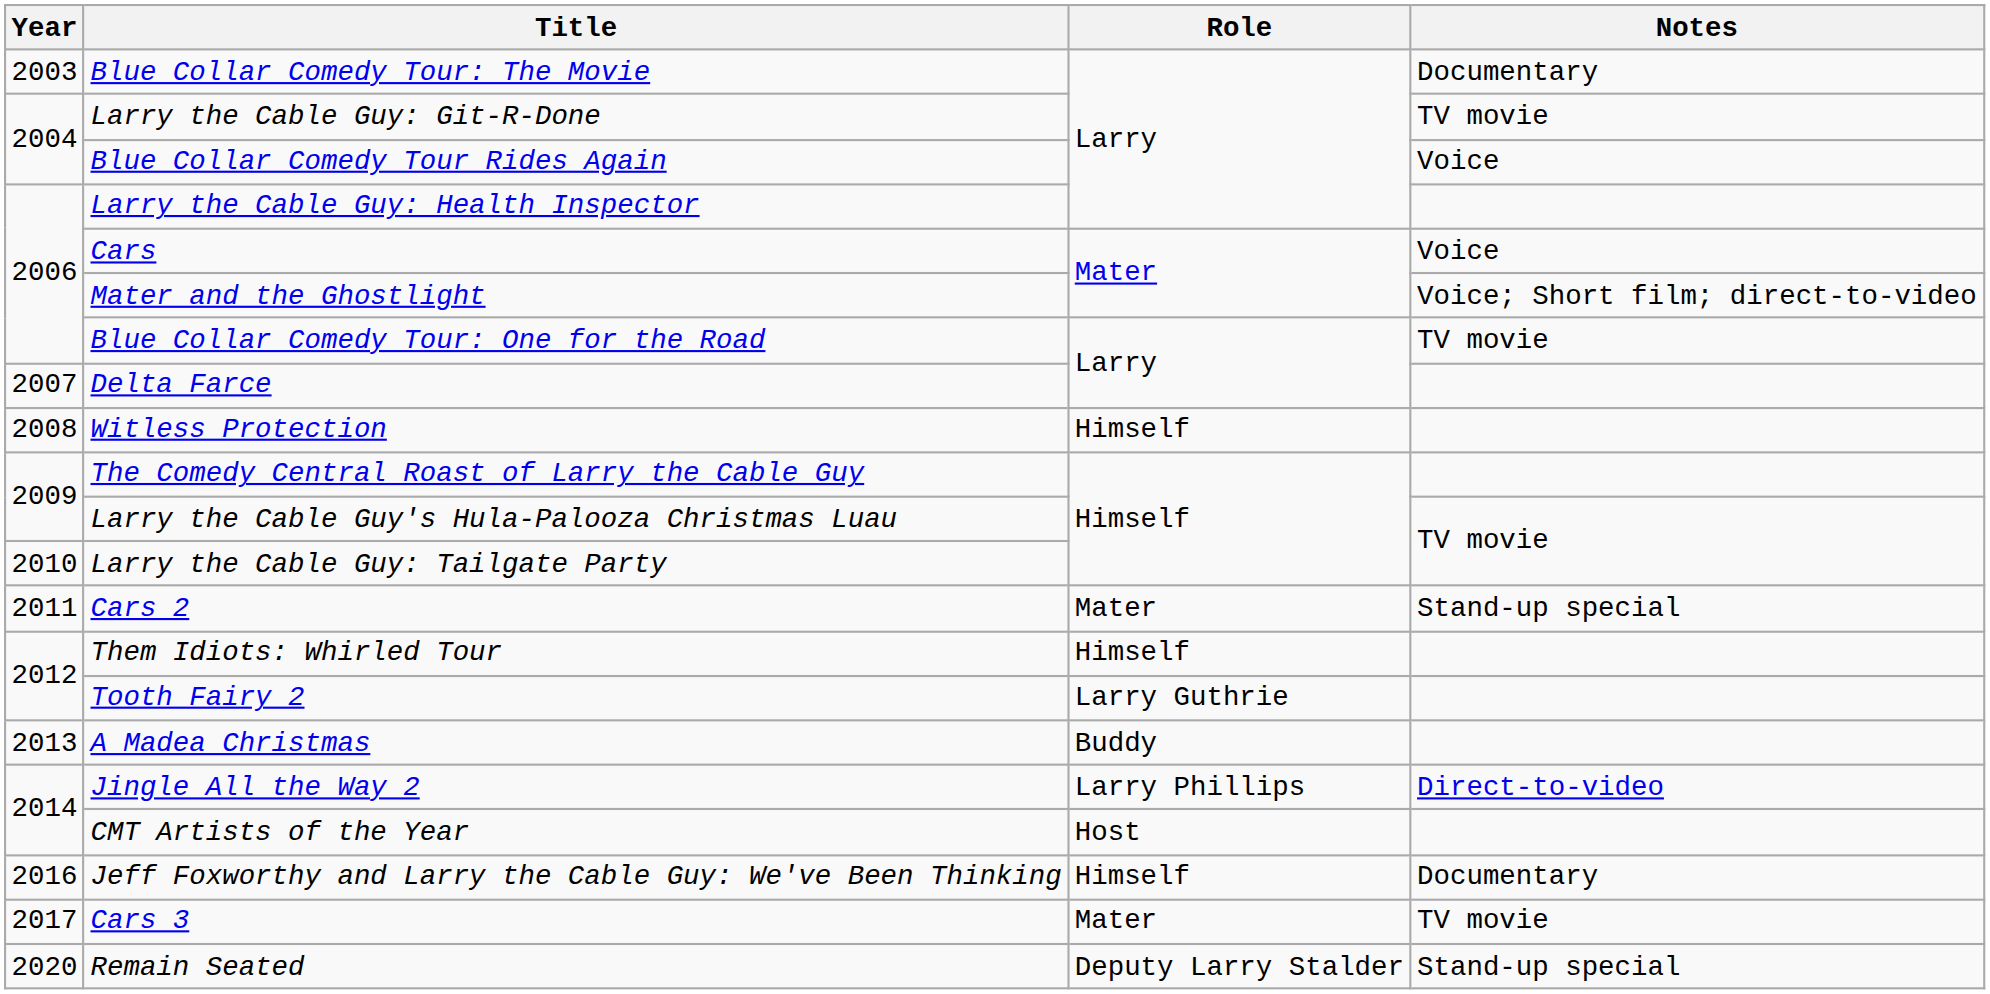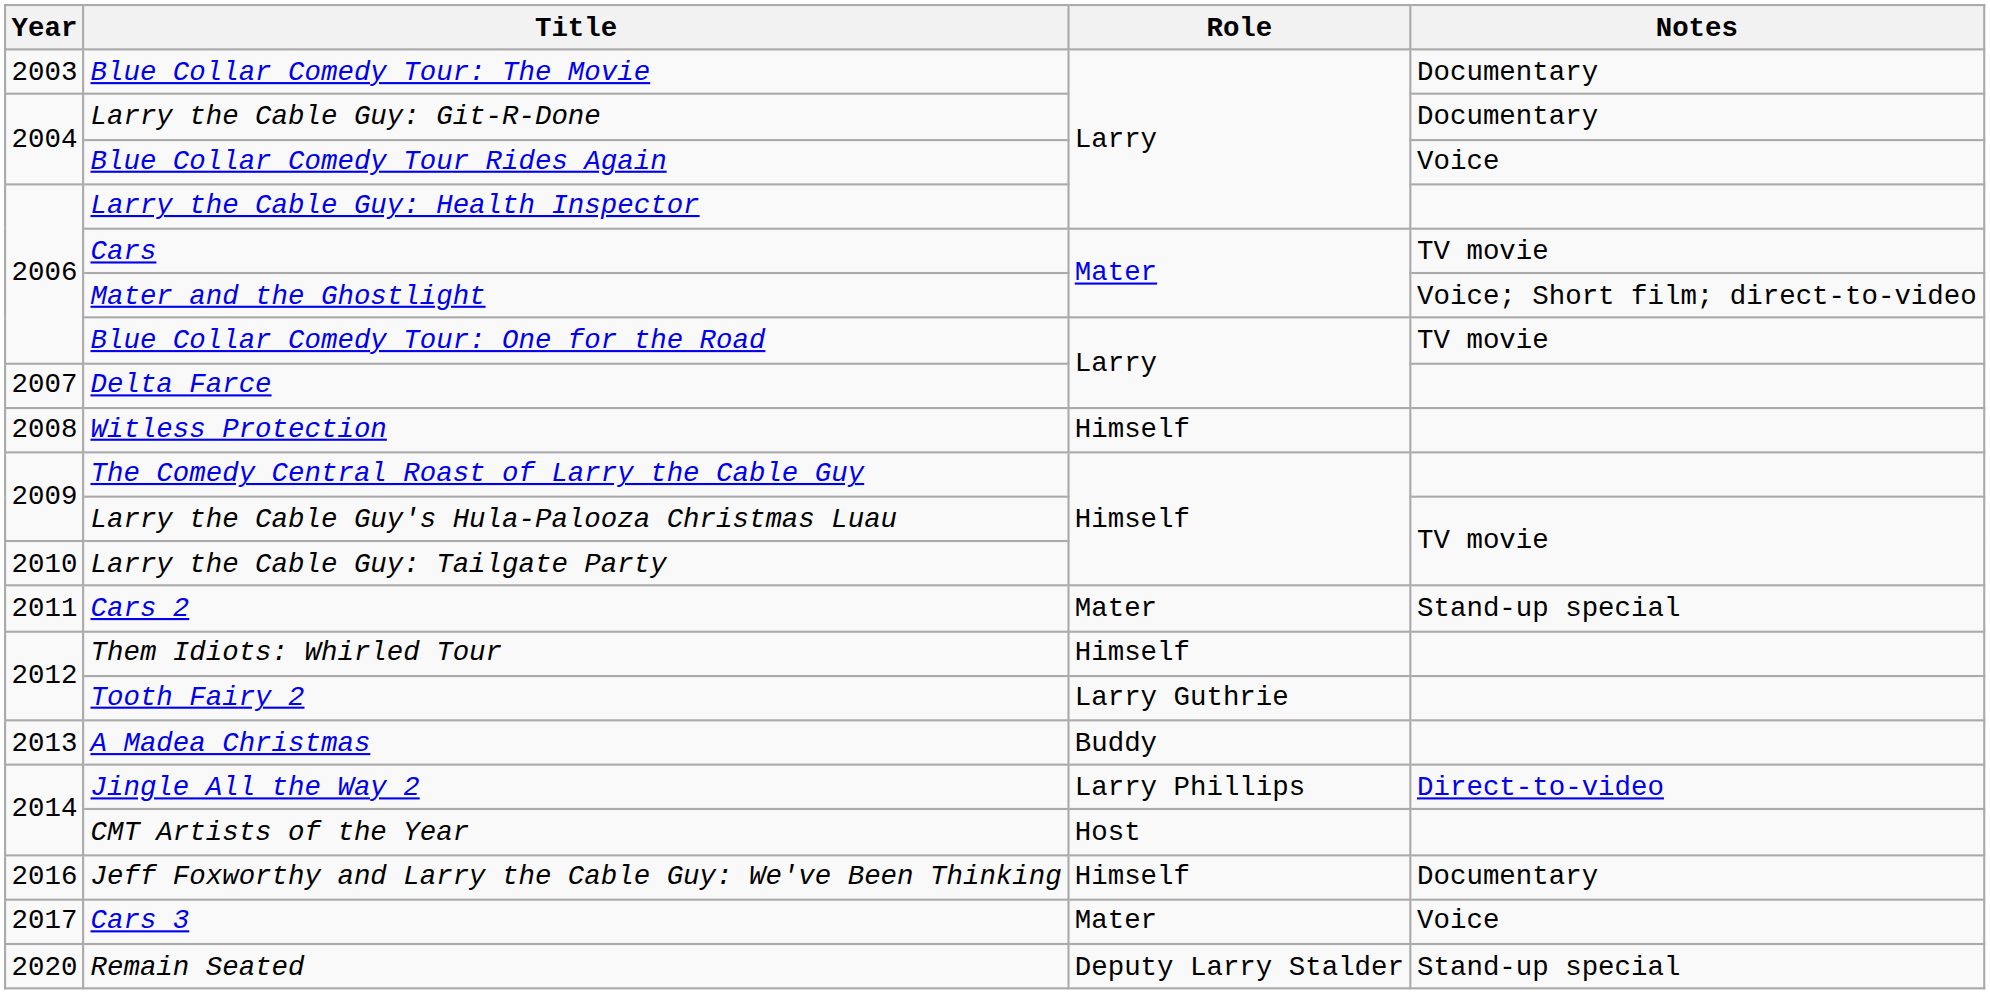(1483, 117) TV movie -> (1508, 117) Documentary
(1458, 251) Voice -> (1483, 251) TV movie
(1483, 922) TV movie -> (1458, 922) Voice
